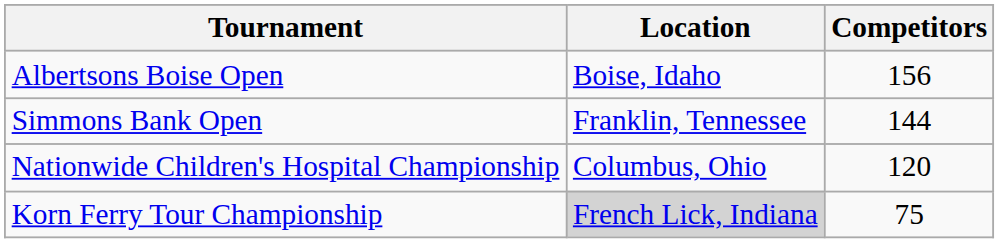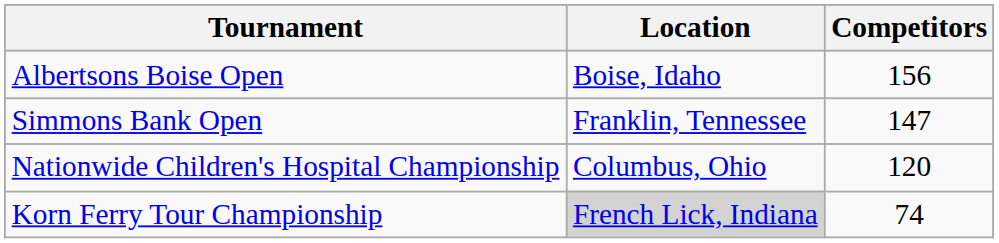(909, 120) 144 -> (909, 120) 147
(909, 213) 75 -> (909, 213) 74
